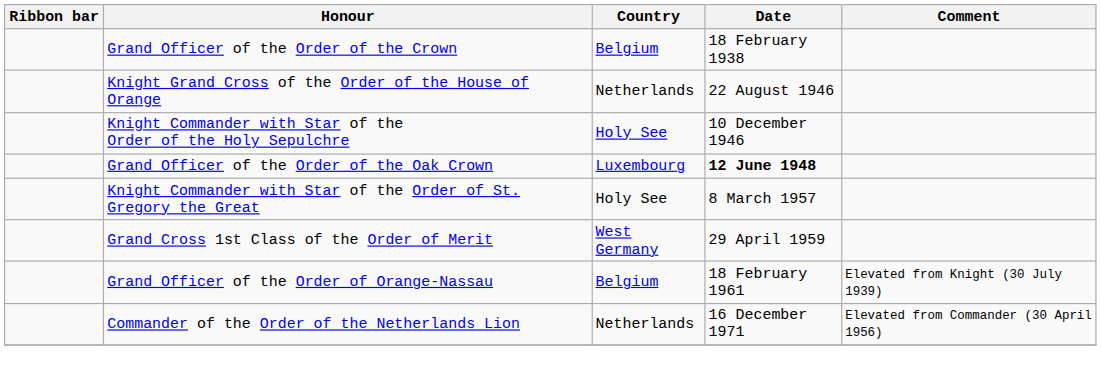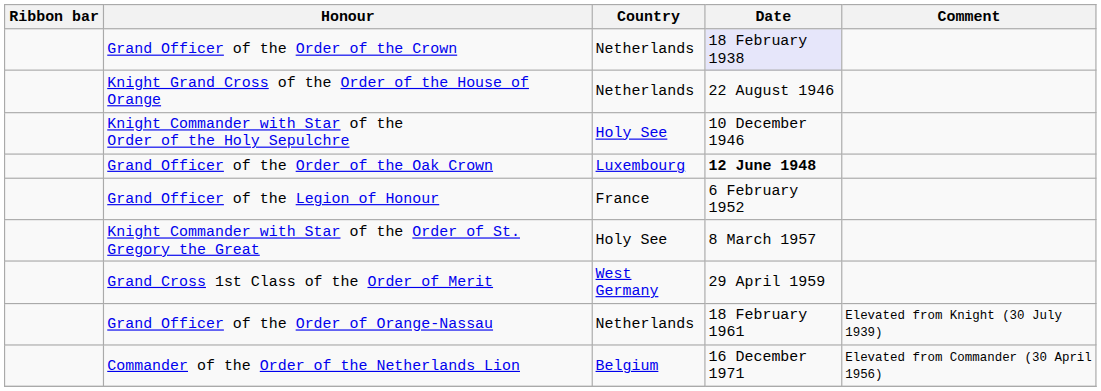(627, 50) Belgium -> (645, 50) Netherlands
(758, 50) no background -> (758, 50) lavender background
+ row: (273, 199)
(627, 282) Belgium -> (645, 324) Netherlands
(645, 324) Netherlands -> (627, 365) Belgium
